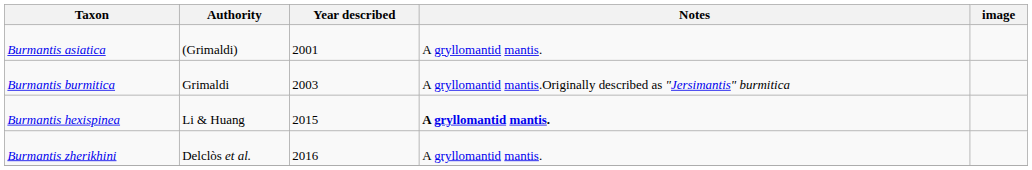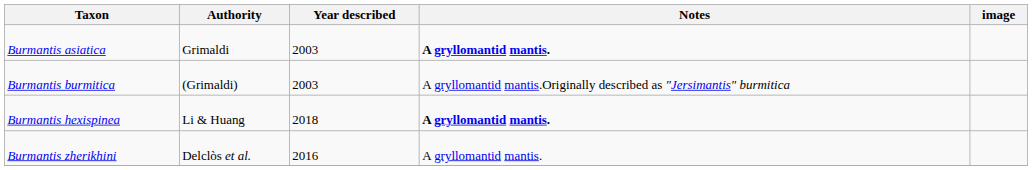(210, 49) (Grimaldi) -> (206, 49) Grimaldi
(305, 49) 2001 -> (305, 49) 2003
(482, 49) normal -> (486, 49) bold
(206, 85) Grimaldi -> (210, 85) (Grimaldi)
(305, 120) 2015 -> (305, 120) 2018
